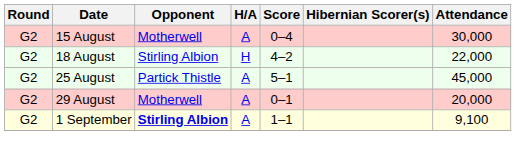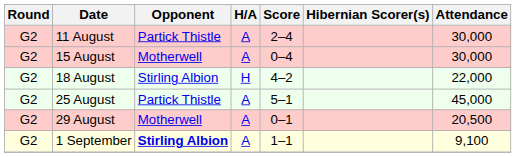+ row: (85, 36)
(472, 99) 20,000 -> (472, 120) 20,500
